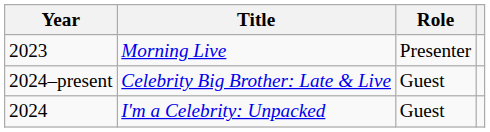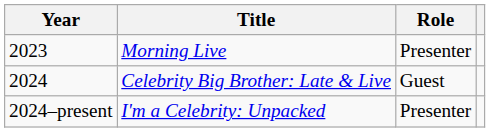(61, 80) 2024–present -> (28, 80) 2024
(28, 111) 2024 -> (61, 111) 2024–present
(422, 111) Guest -> (436, 111) Presenter
